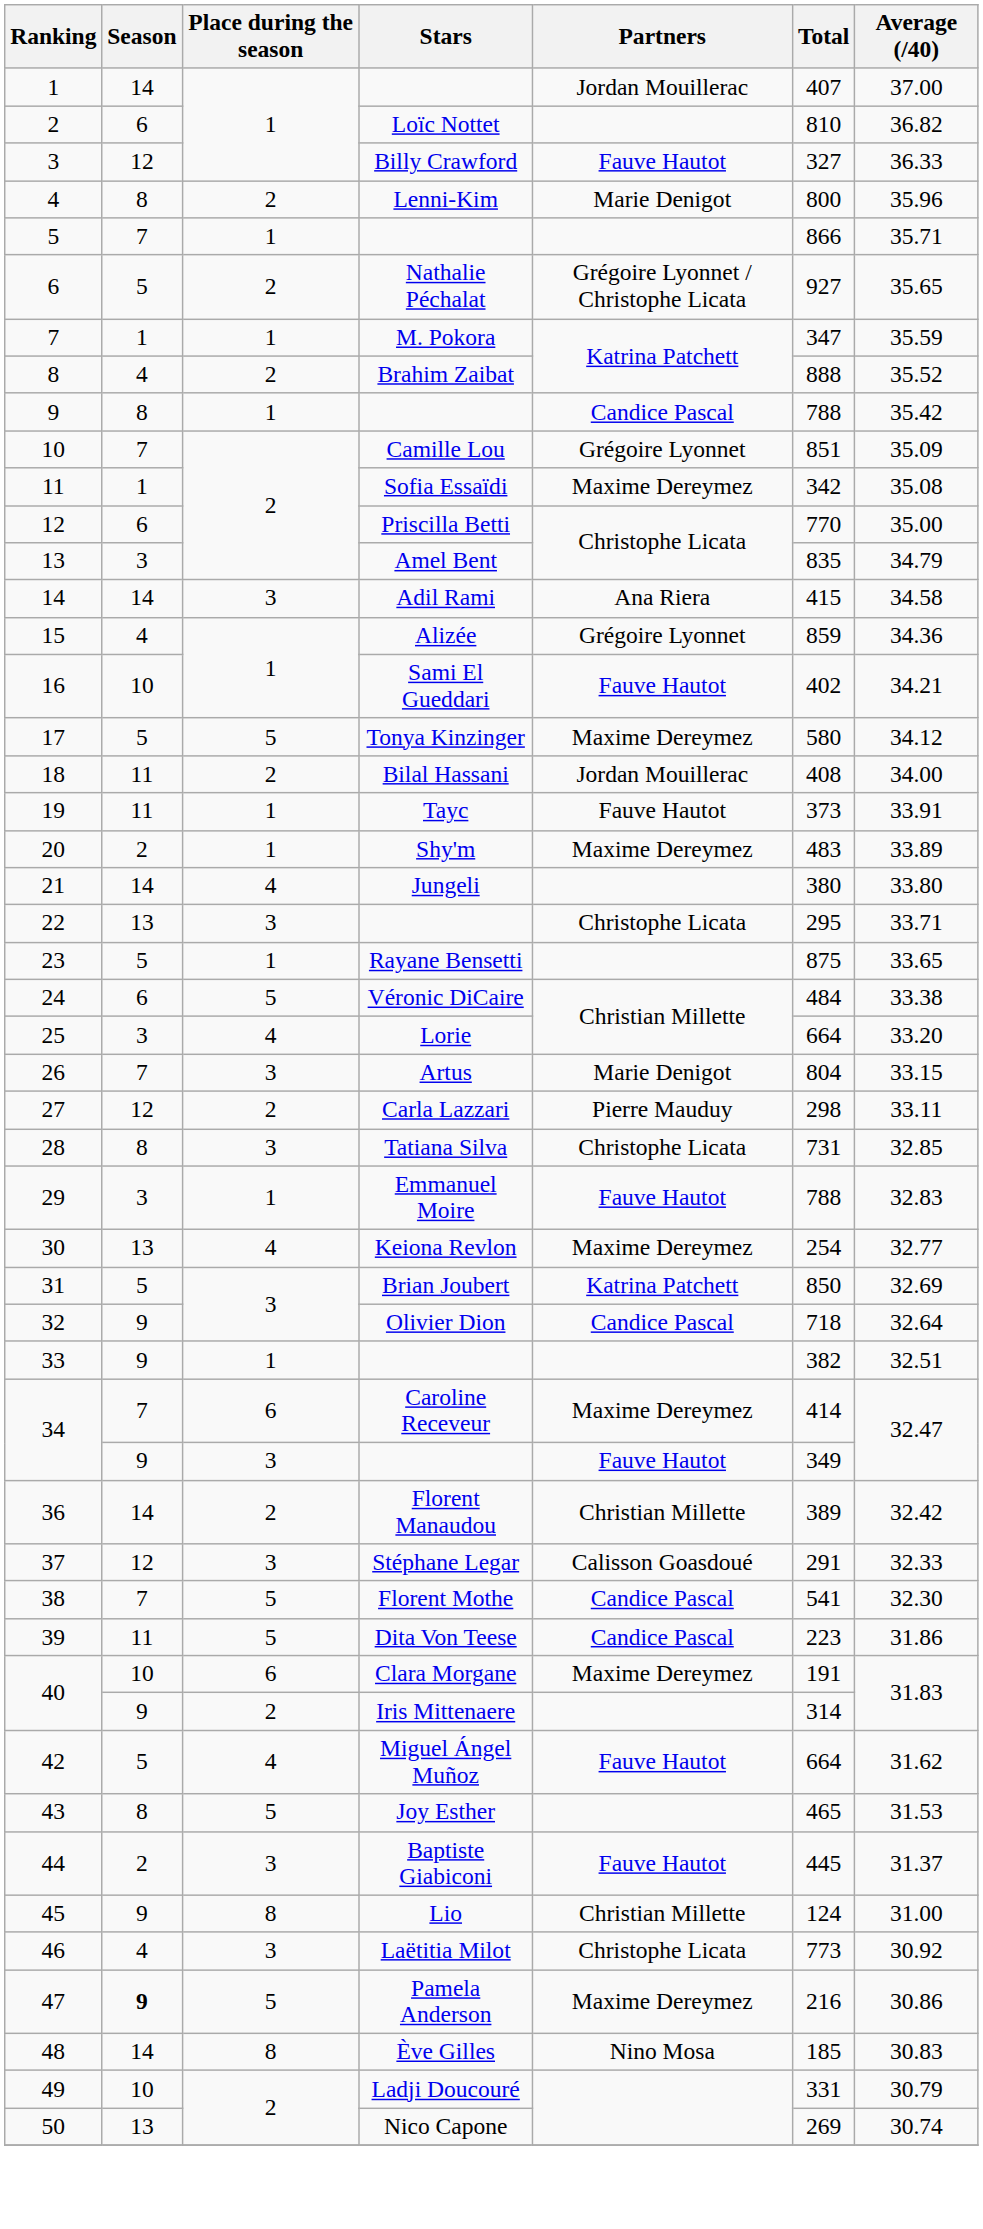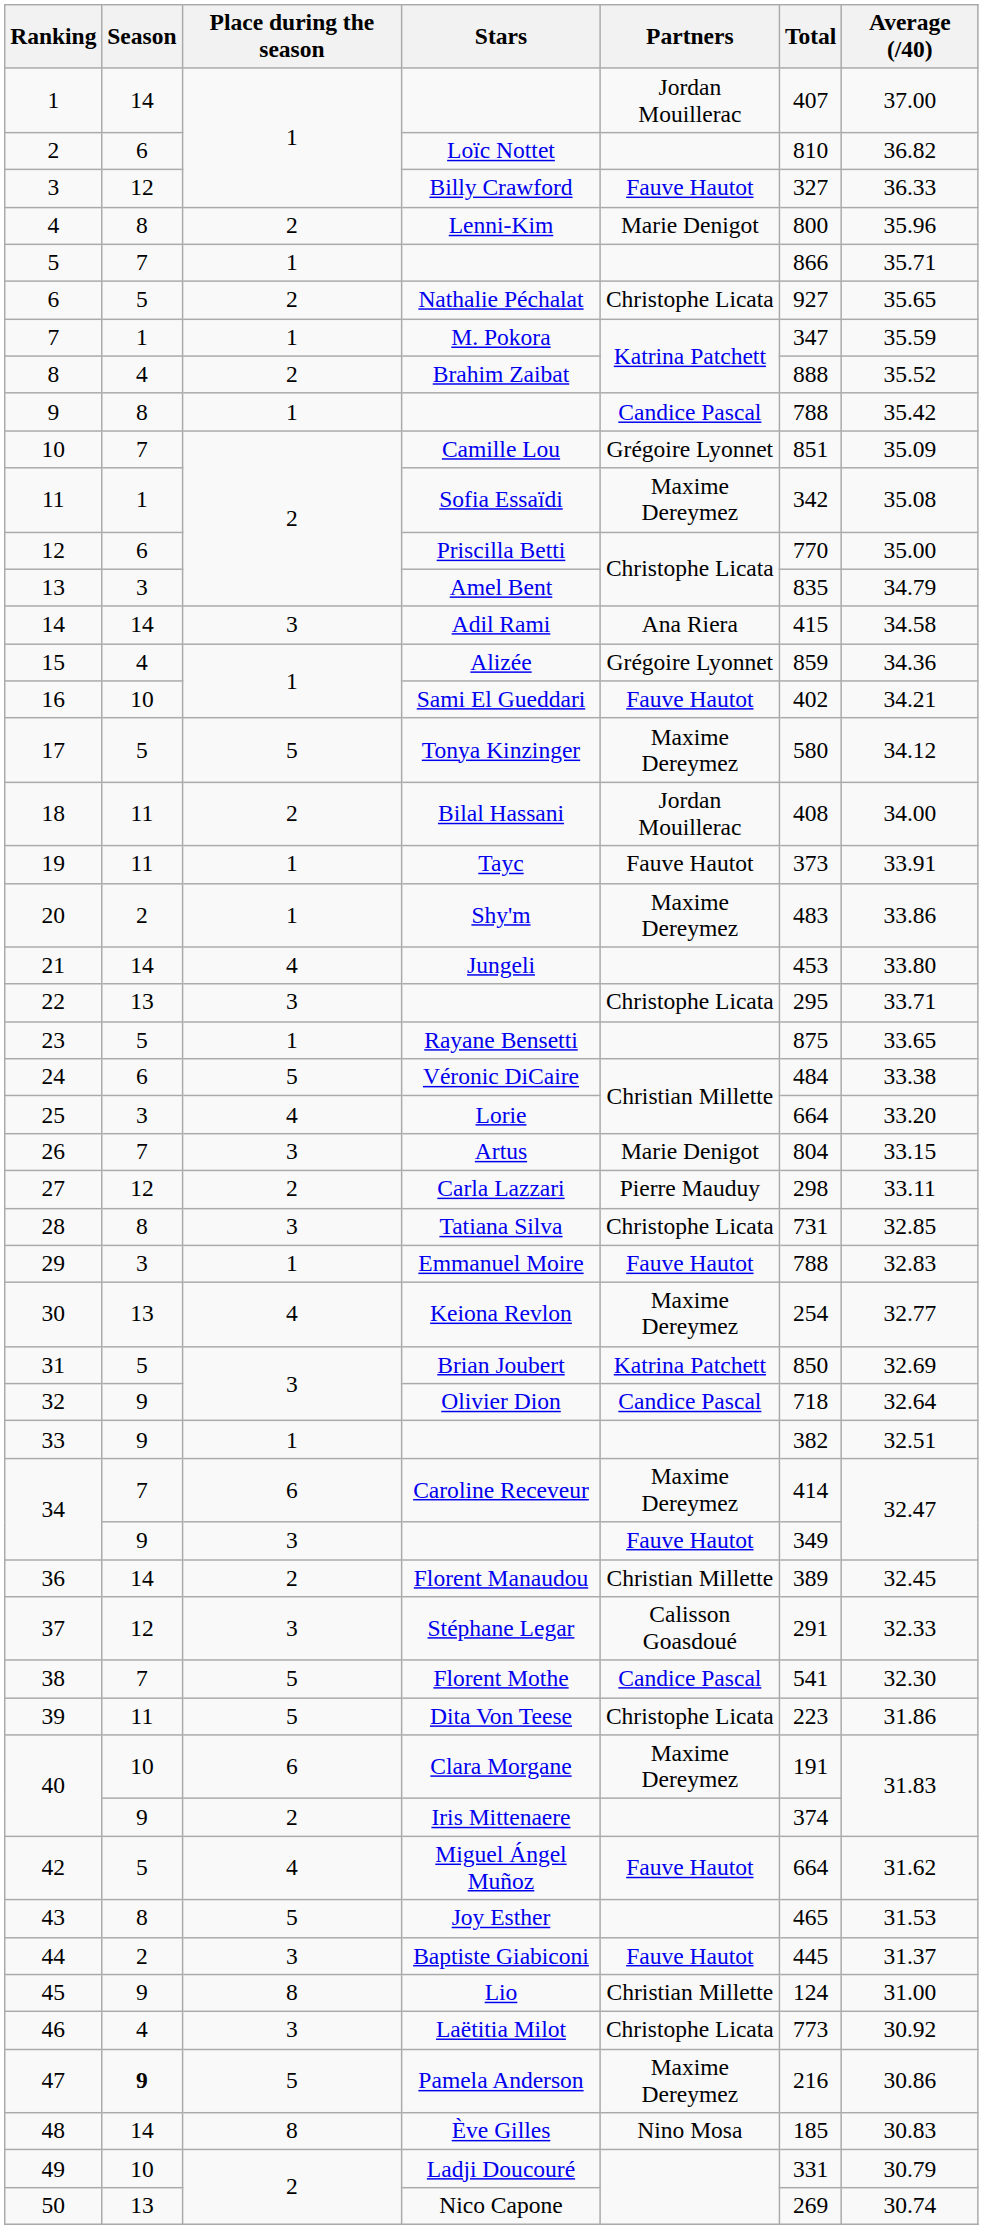(662, 286) Grégoire Lyonnet / Christophe Licata -> (690, 299) Christophe Licata
(916, 848) 33.89 -> (910, 914) 33.86
(824, 885) 380 -> (811, 965) 453
(916, 1511) 32.42 -> (910, 1577) 32.45
(662, 1636) Candice Pascal -> (690, 1716) Christophe Licata
(824, 1711) 314 -> (811, 1817) 374
